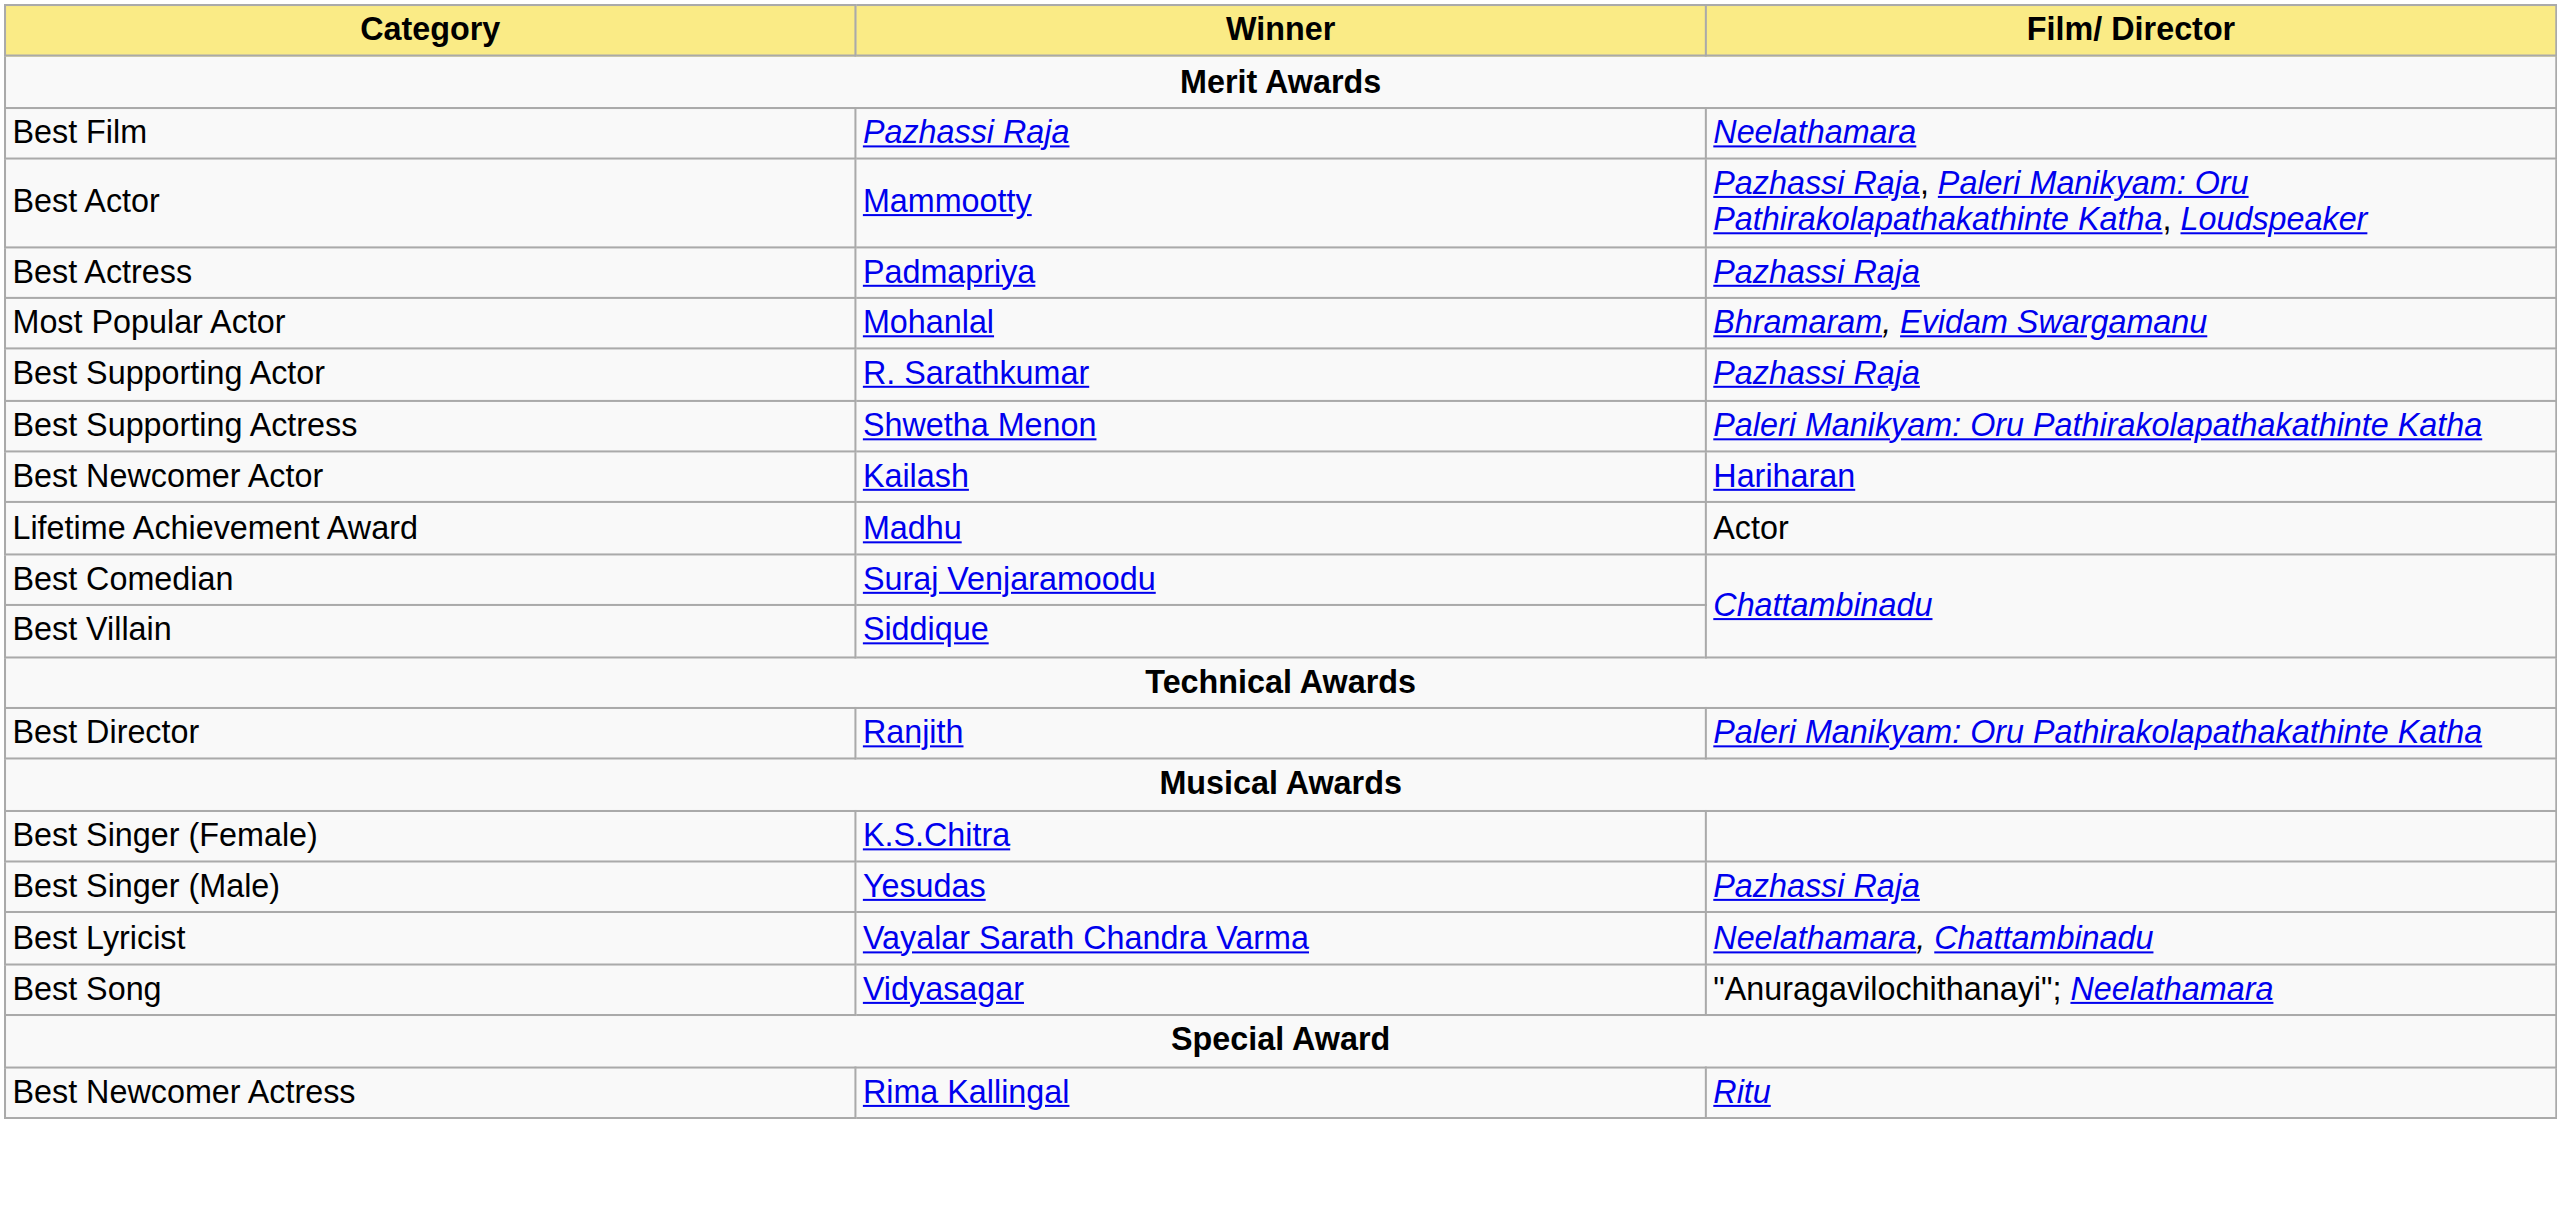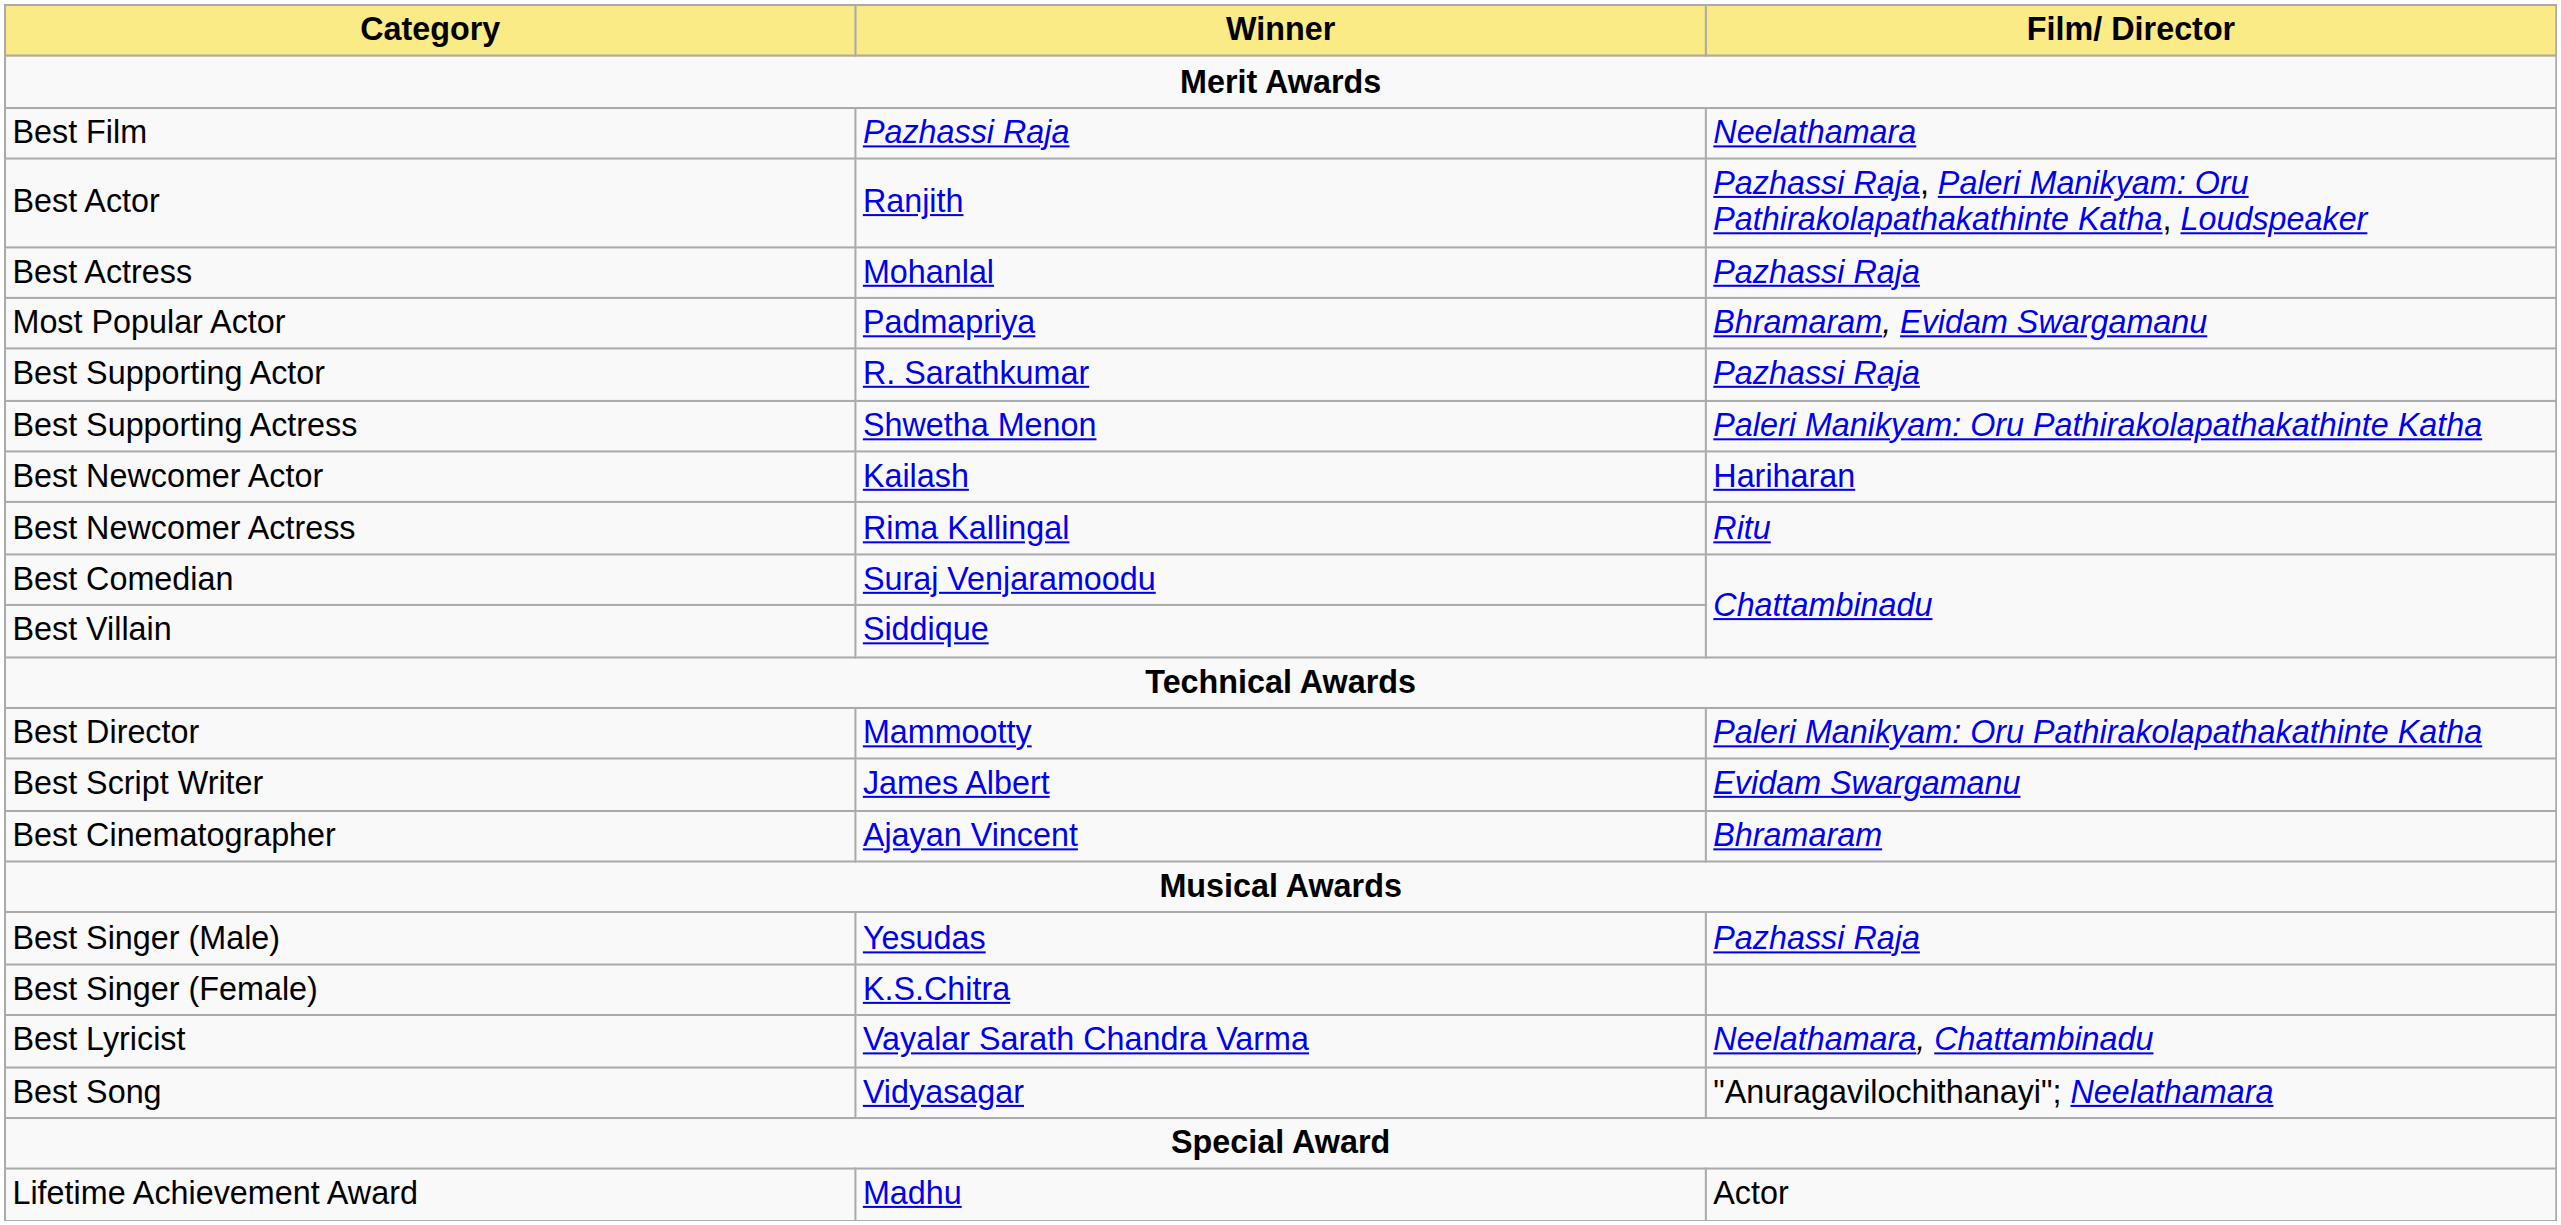(947, 202) Mammootty -> (913, 202) Ranjith
(949, 271) Padmapriya -> (928, 271) Mohanlal
(928, 322) Mohanlal -> (949, 322) Padmapriya
rows swapped: (184, 1091) <-> (215, 527)
(913, 732) Ranjith -> (947, 732) Mammootty
+ row: (138, 784)
+ row: (174, 835)
rows swapped: (146, 886) <-> (165, 835)
